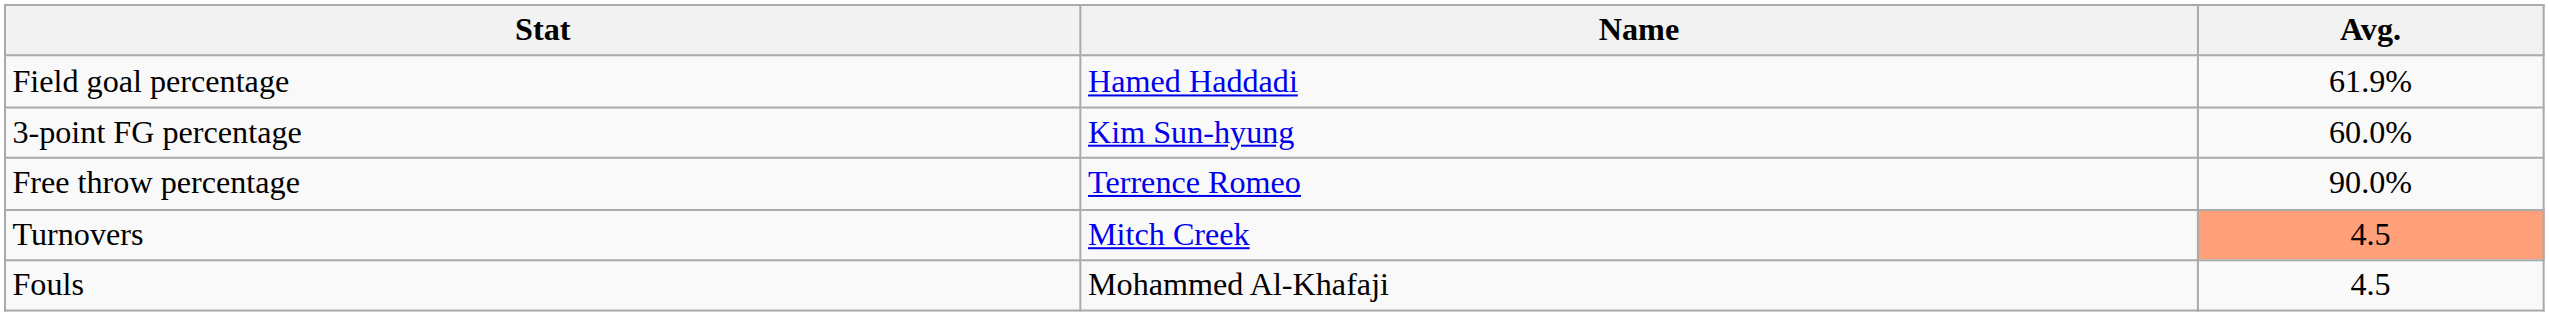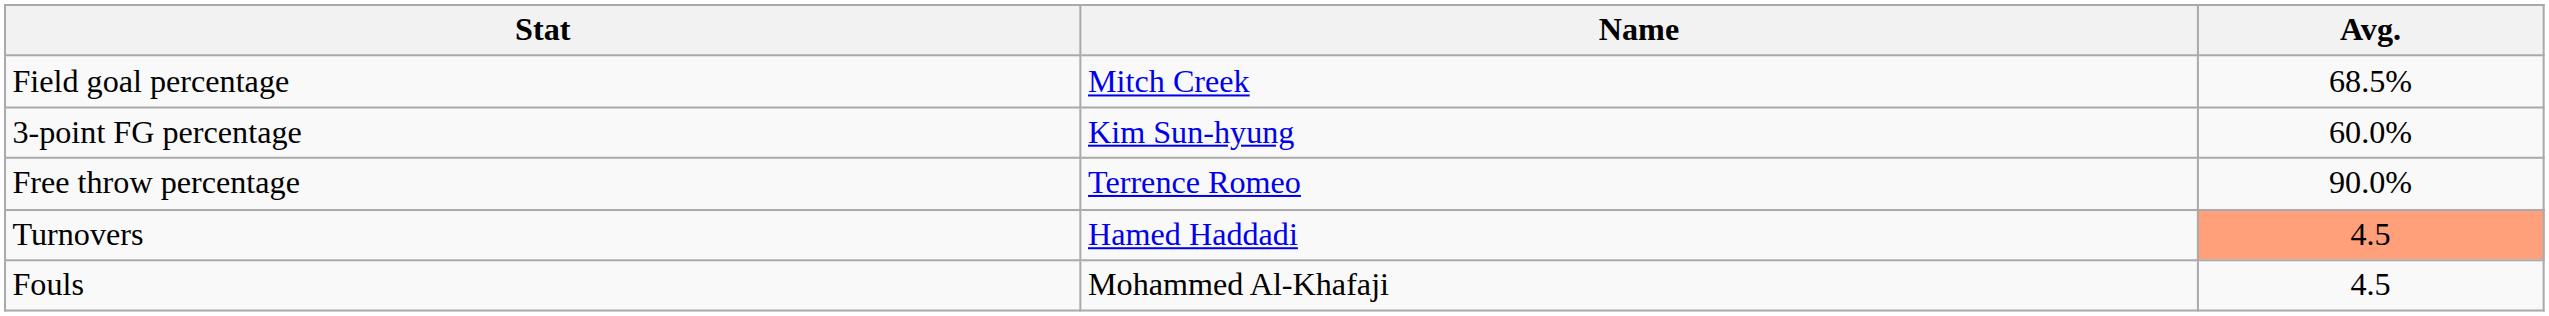(1193, 81) Hamed Haddadi -> (1169, 81) Mitch Creek
(2371, 81) 61.9% -> (2371, 81) 68.5%
(1169, 234) Mitch Creek -> (1193, 234) Hamed Haddadi
